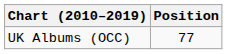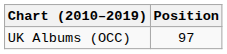(186, 38) 77 -> (186, 38) 97
